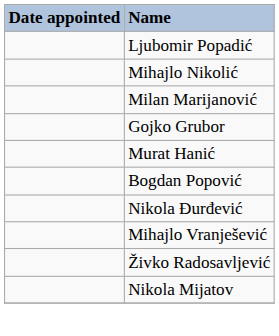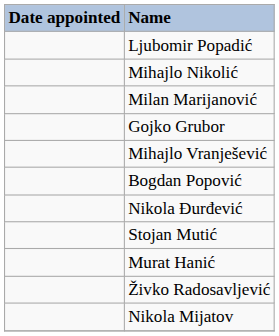rows swapped: (198, 235) <-> (172, 153)
+ row: (173, 235)
